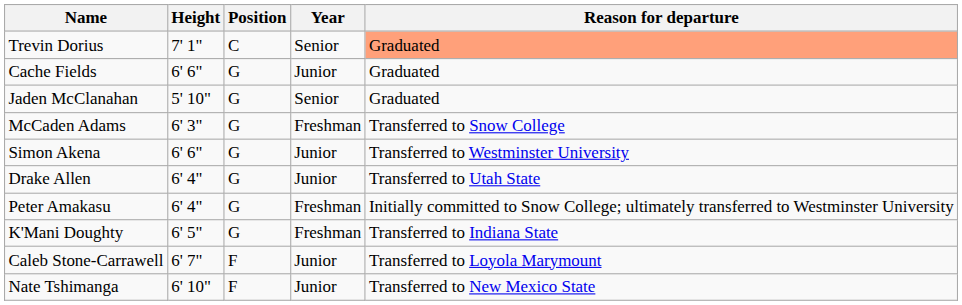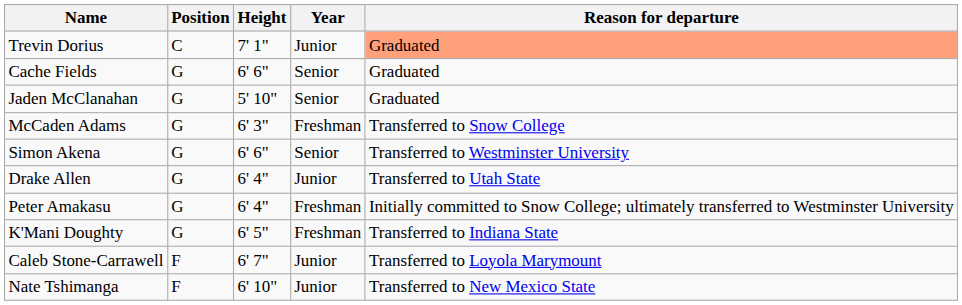columns swapped: (257, 17) <-> (196, 17)
(316, 44) Senior -> (315, 44) Junior
(315, 71) Junior -> (316, 71) Senior
(315, 152) Junior -> (316, 152) Senior
